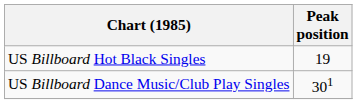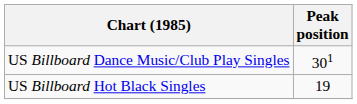rows swapped: (107, 58) <-> (149, 84)
